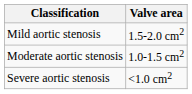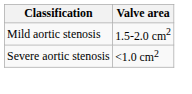- row: (65, 56)
